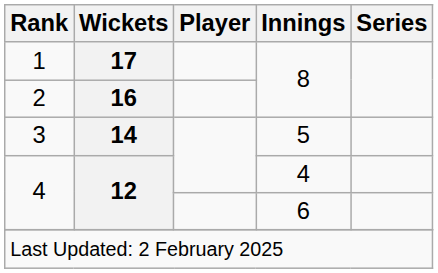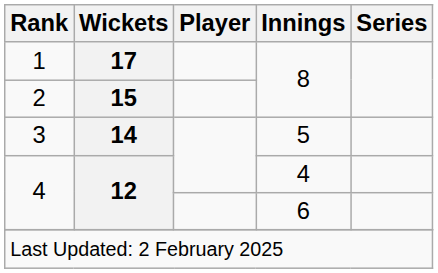(124, 98) 16 -> (124, 98) 15
